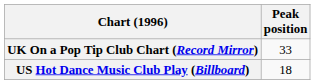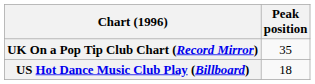(286, 49) 33 -> (286, 49) 35
